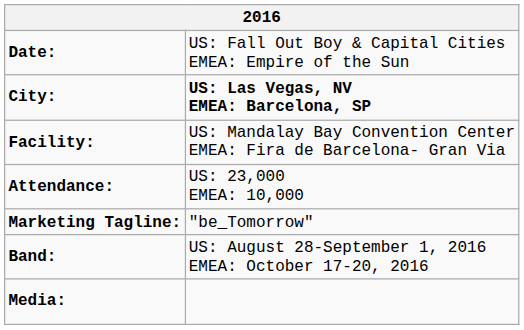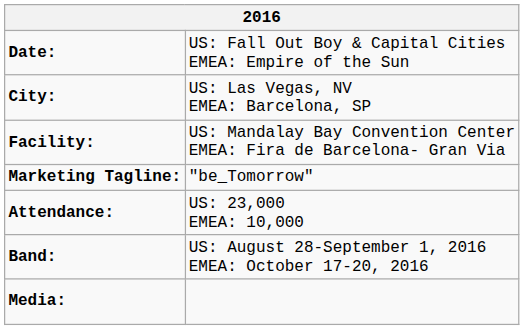(280, 97) bold -> (280, 97) normal
rows swapped: (61, 186) <-> (95, 222)
